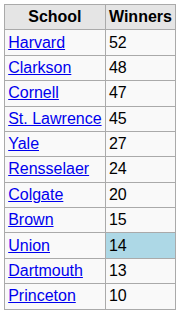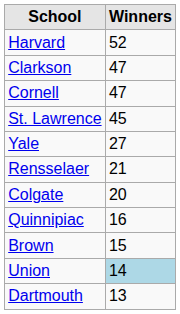(118, 67) 48 -> (118, 67) 47
(118, 169) 24 -> (118, 169) 21
+ row: (46, 220)
- row: (42, 296)
